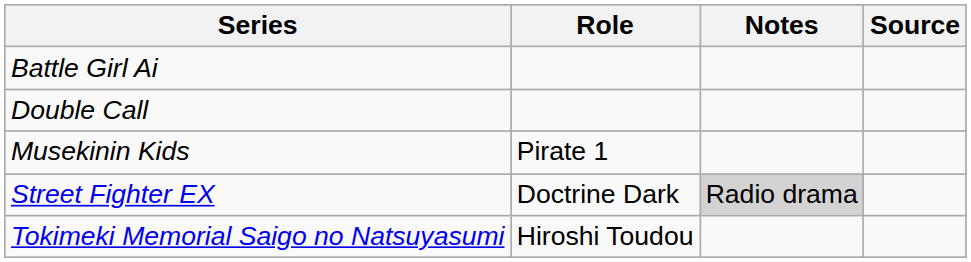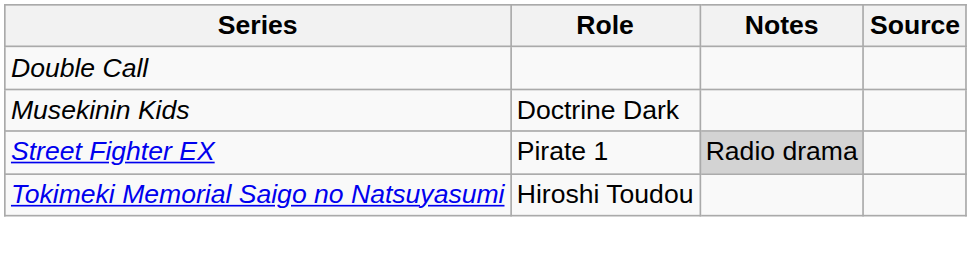- row: (84, 67)
(562, 151) Pirate 1 -> (598, 109) Doctrine Dark
(598, 194) Doctrine Dark -> (562, 151) Pirate 1
